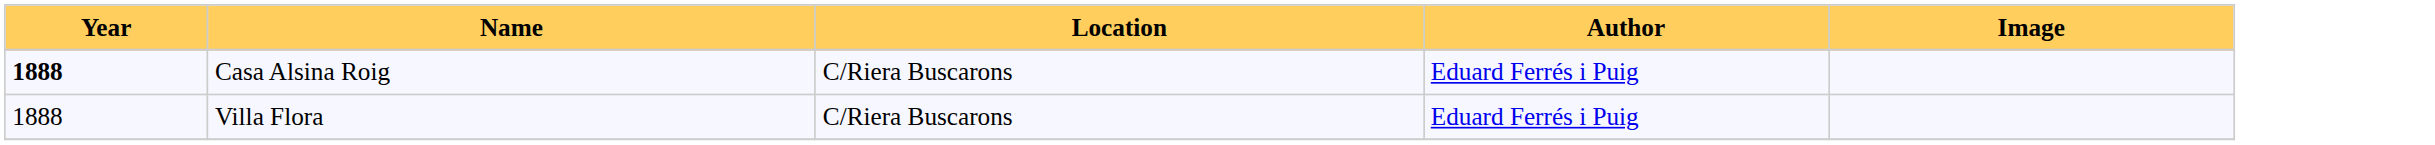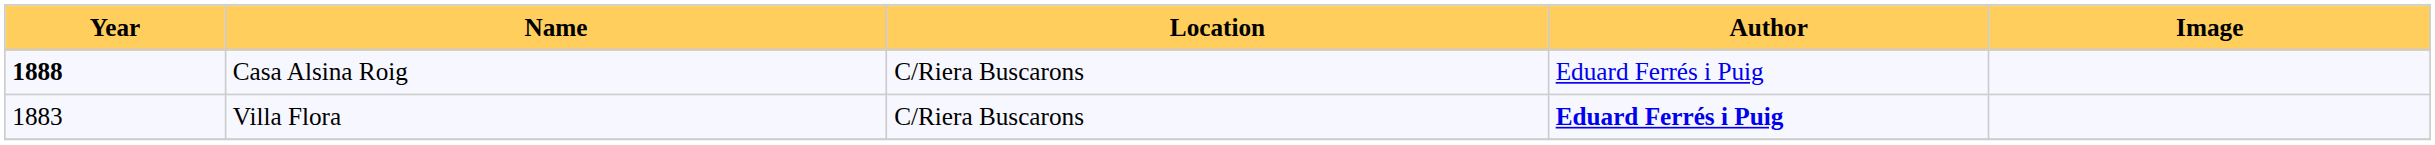(38, 116) 1888 -> (38, 116) 1883
(1535, 116) normal -> (1669, 116) bold
